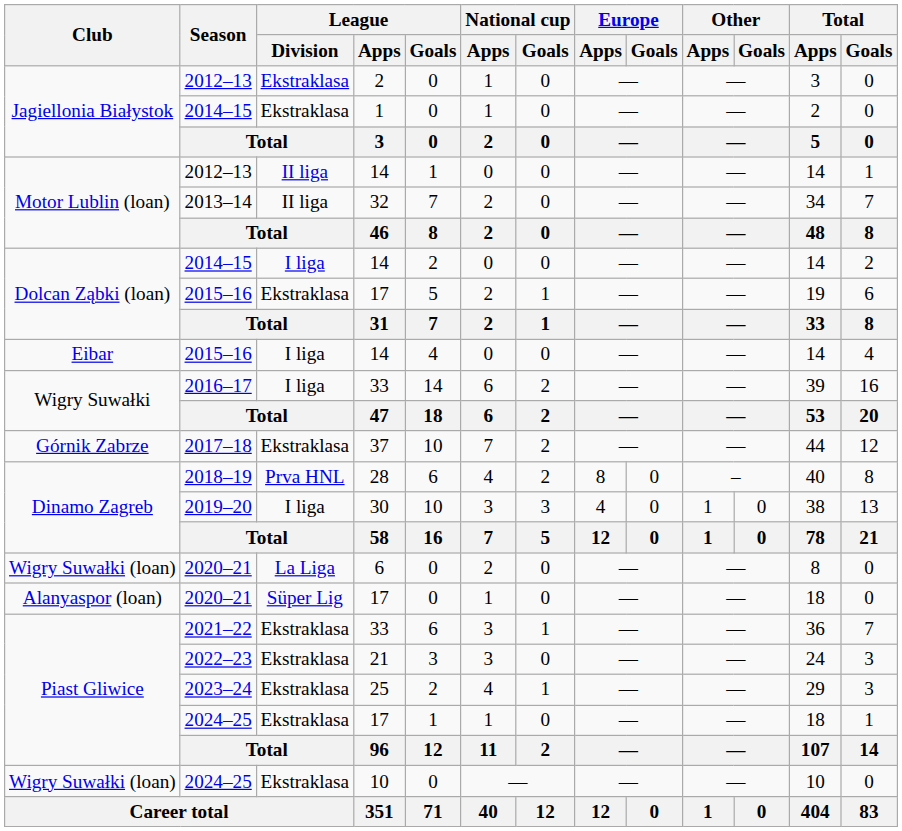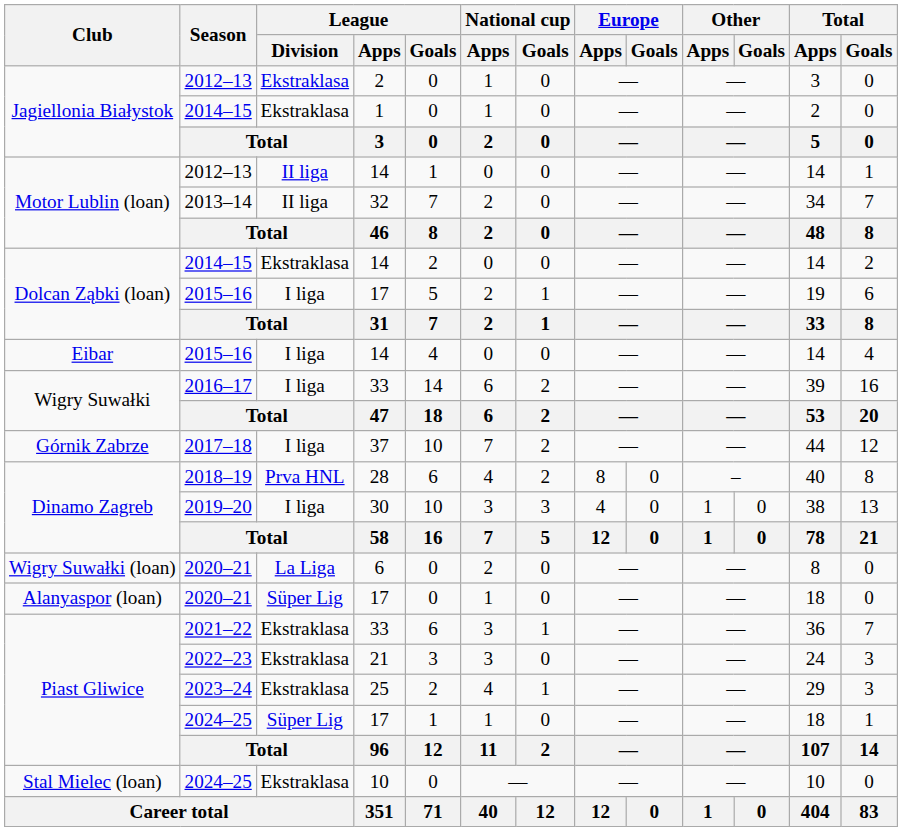(305, 263) I liga -> (305, 263) Ekstraklasa
(305, 293) Ekstraklasa -> (305, 293) I liga
(305, 446) Ekstraklasa -> (305, 446) I liga
(305, 720) Ekstraklasa -> (305, 720) Süper Lig
(92, 780) Wigry Suwałki (loan) -> (92, 780) Stal Mielec (loan)
